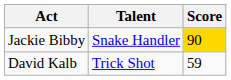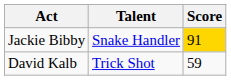(194, 39) 90 -> (194, 39) 91
